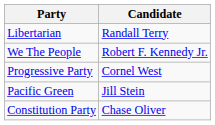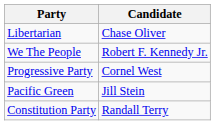(135, 33) Randall Terry -> (134, 33) Chase Oliver
(134, 110) Chase Oliver -> (135, 110) Randall Terry
